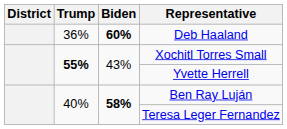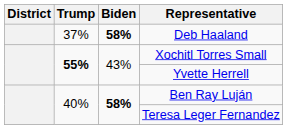(76, 34) 36% -> (76, 34) 37%
(119, 34) 60% -> (119, 34) 58%
